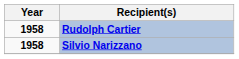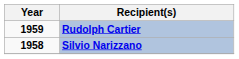(32, 29) 1958 -> (32, 29) 1959
